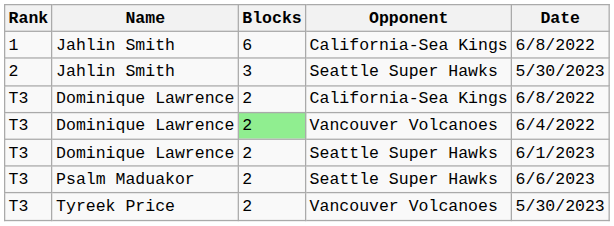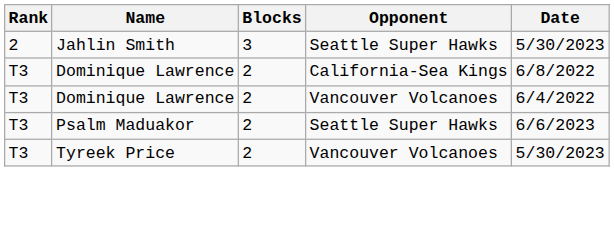- row: (116, 45)
(247, 126) lightgreen background -> (247, 99) no background
- row: (145, 153)
